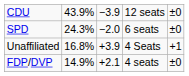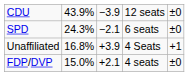(110, 29) −2.0 -> (110, 29) −2.1
(79, 63) 14.9% -> (79, 63) 15.0%
